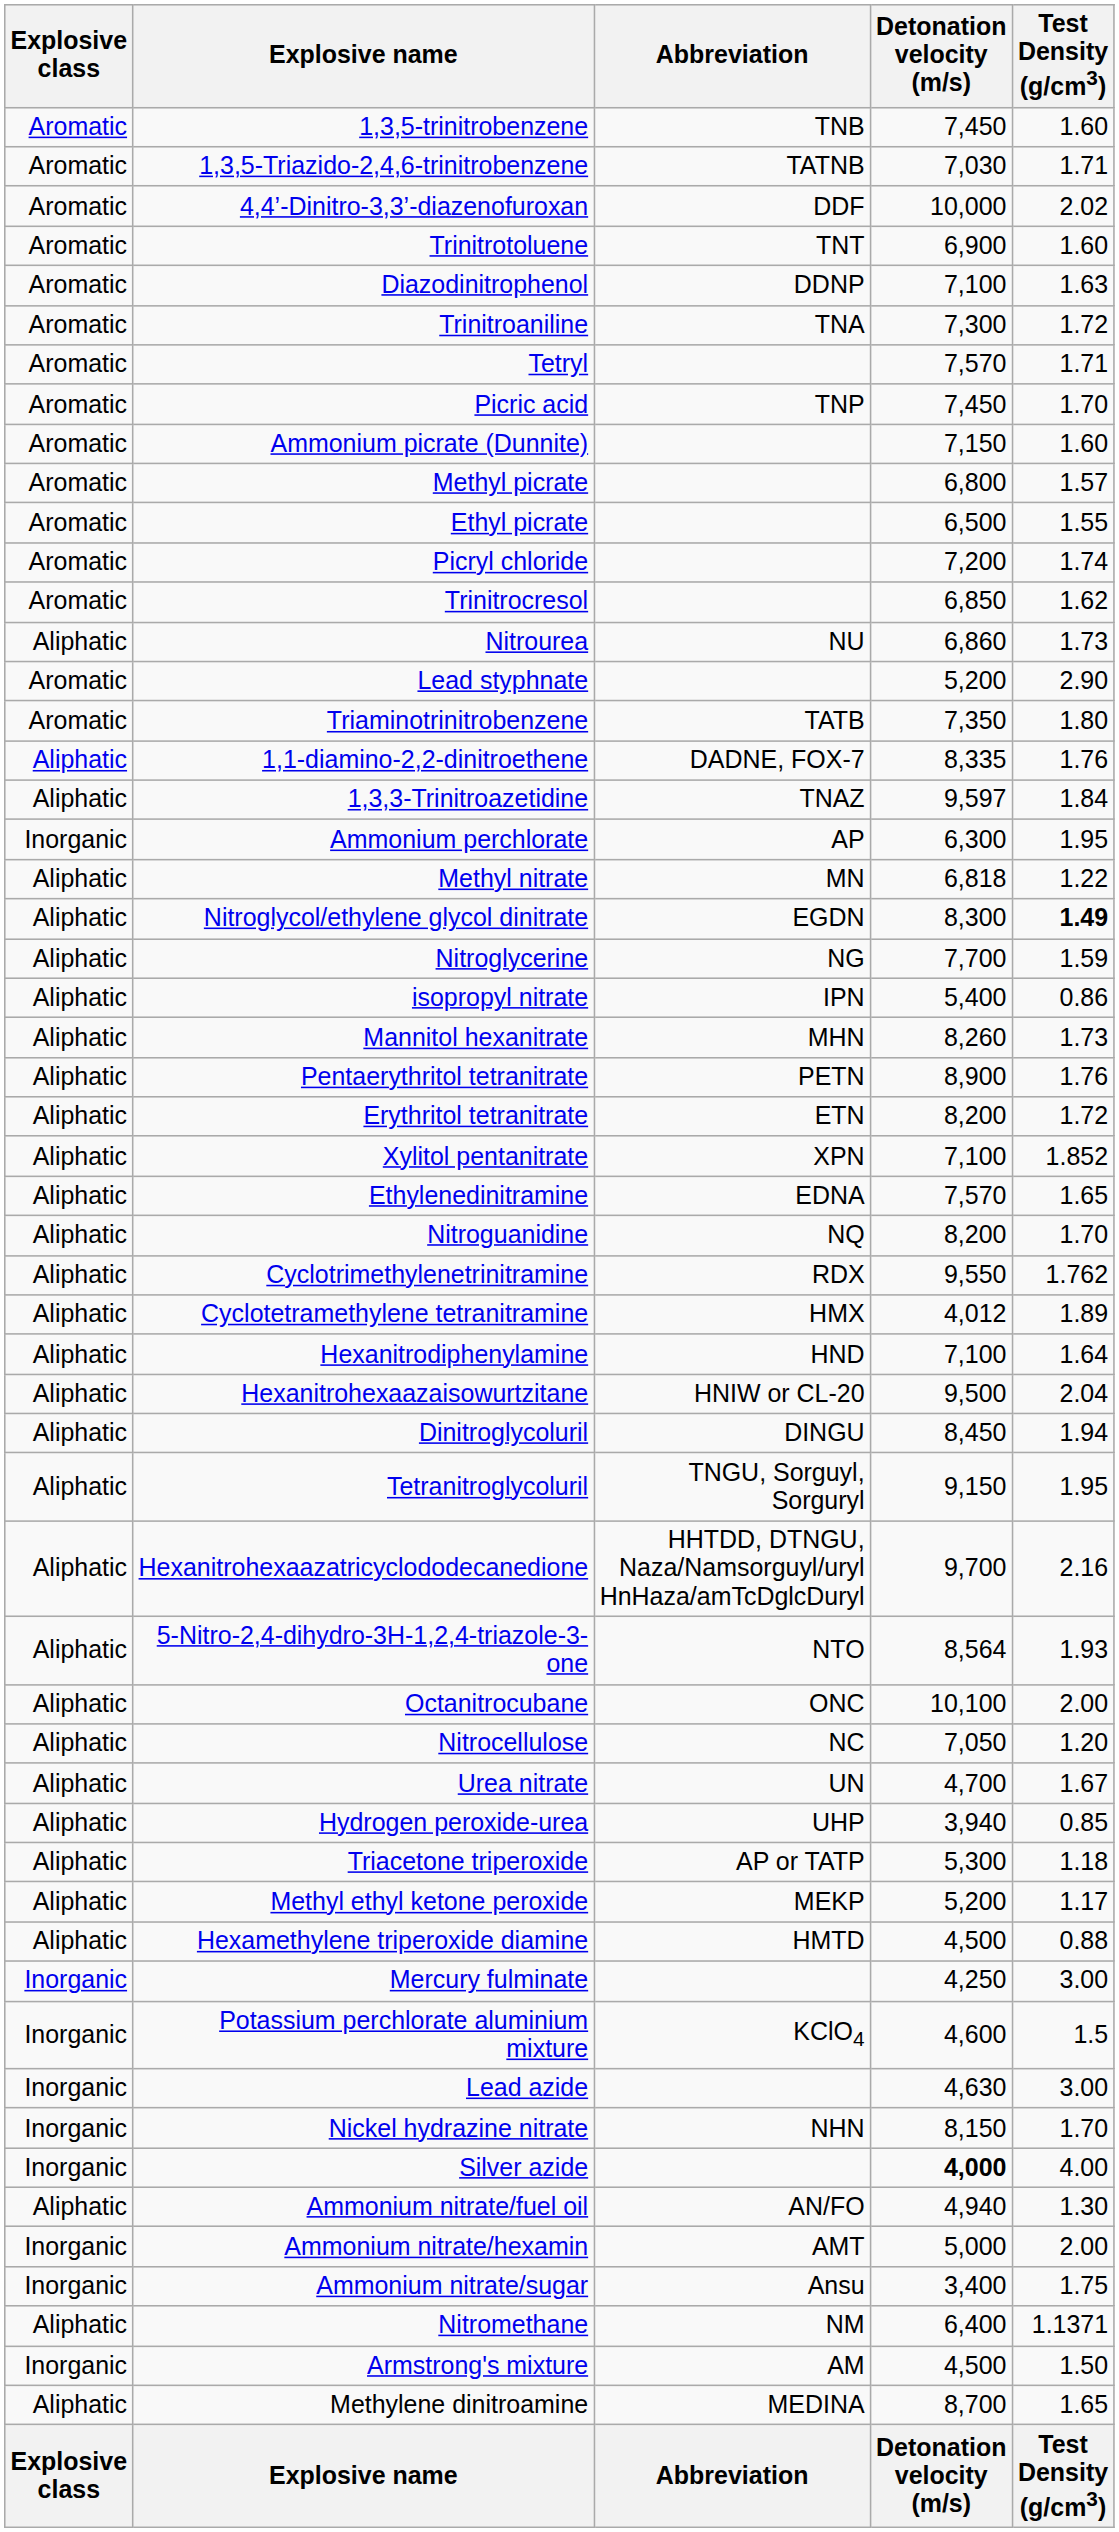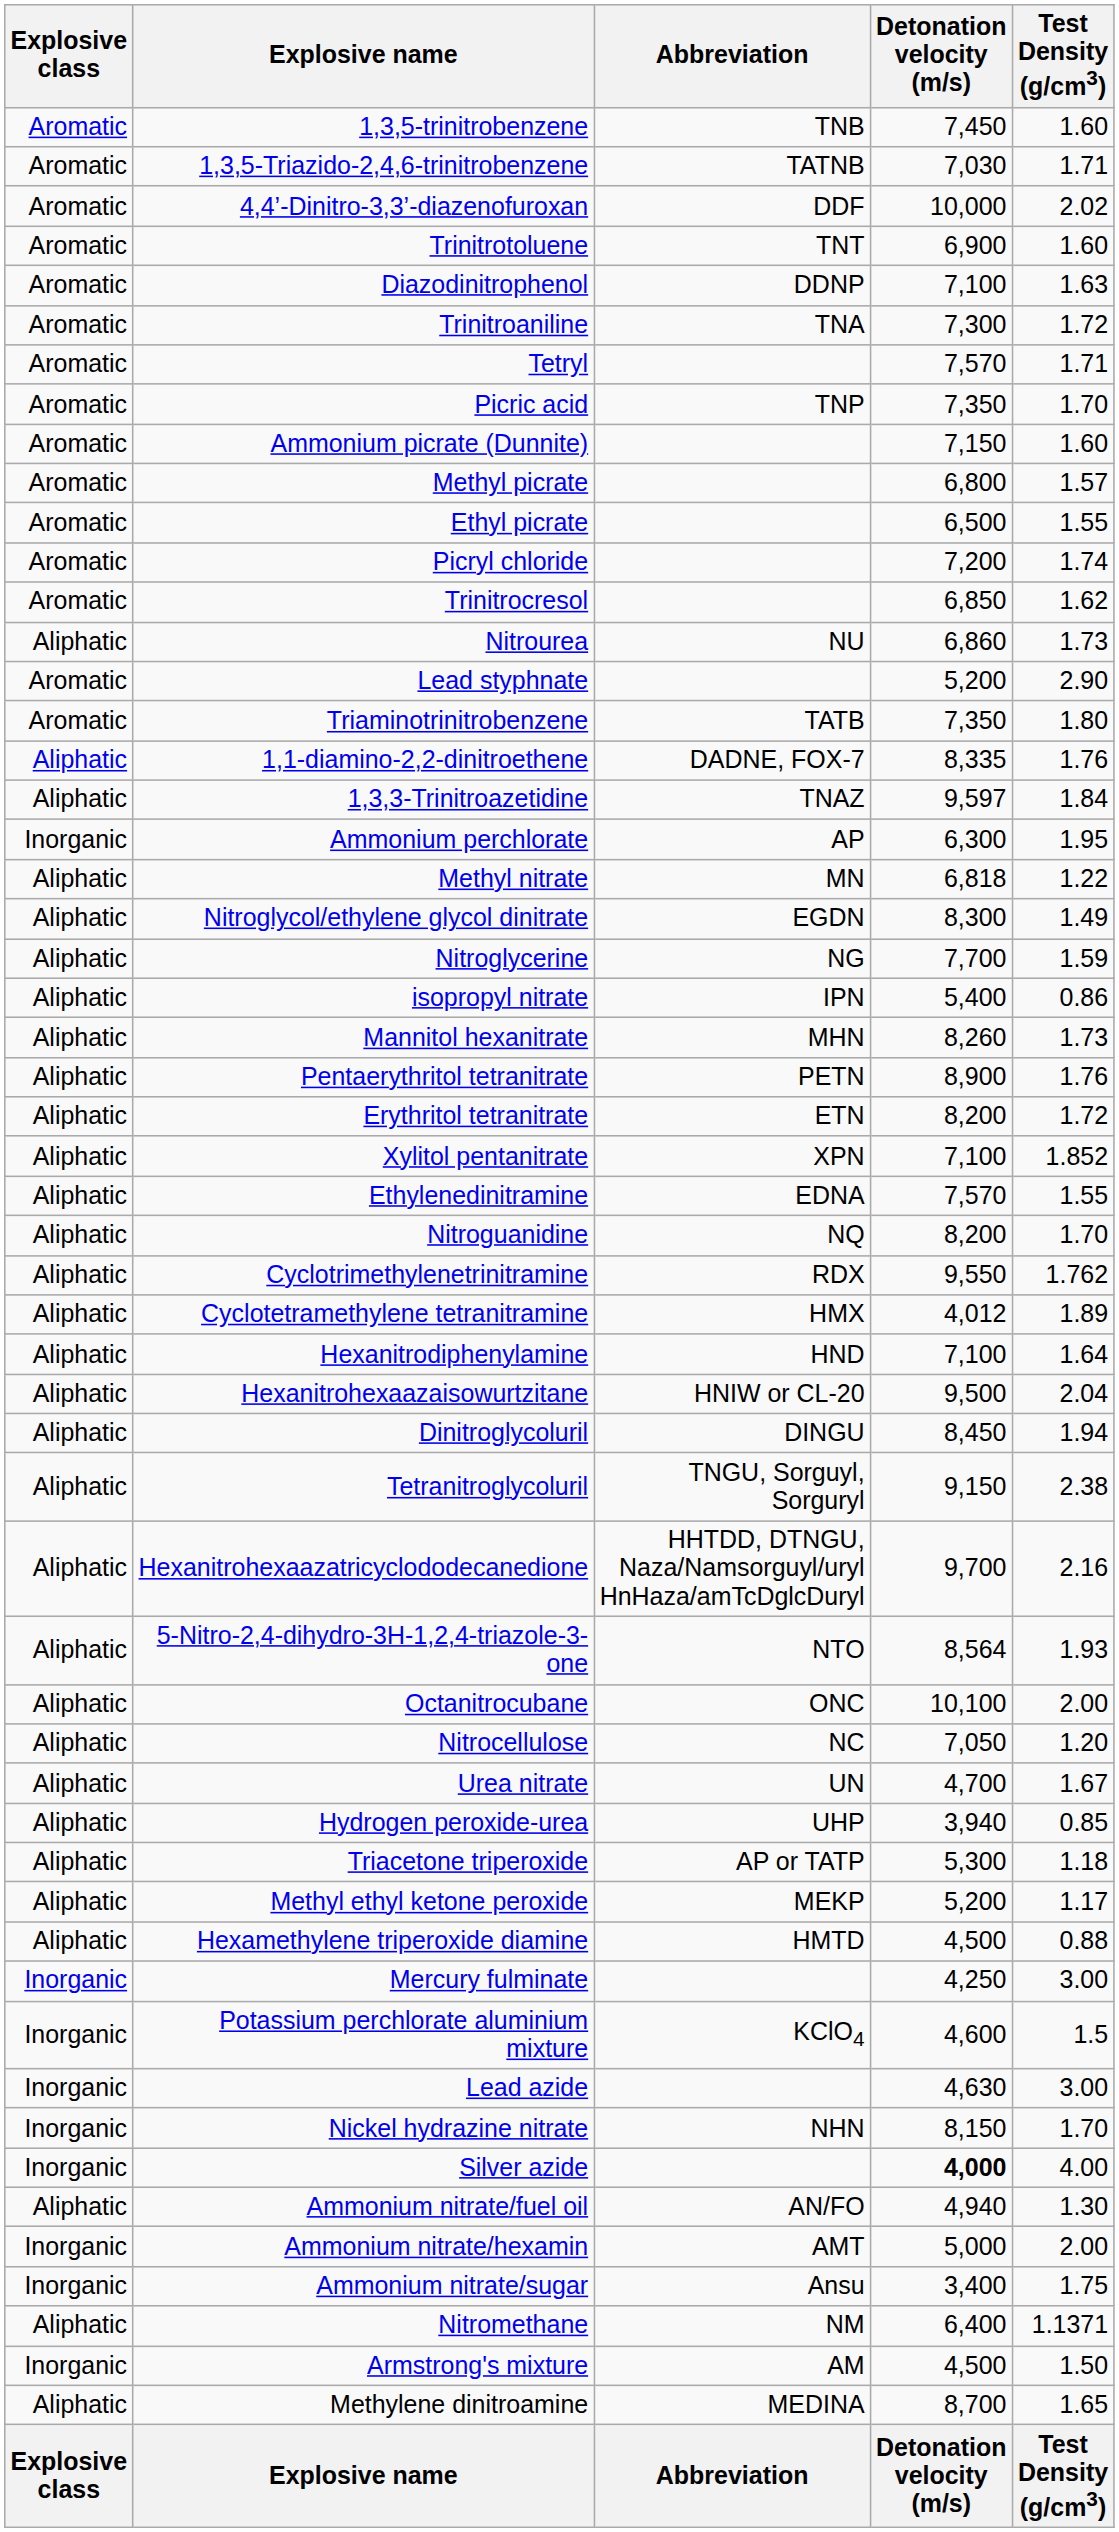(975, 403) 7,450 -> (975, 403) 7,350
(1084, 918) bold -> (1084, 918) normal
(1084, 1195) 1.65 -> (1084, 1195) 1.55
(1084, 1486) 1.95 -> (1084, 1486) 2.38
